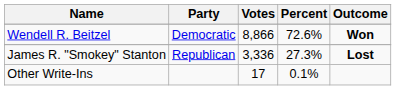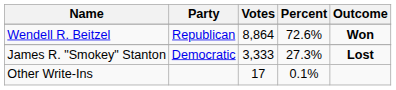(204, 34) Democratic -> (204, 34) Republican
(258, 34) 8,866 -> (258, 34) 8,864
(204, 54) Republican -> (204, 54) Democratic
(258, 54) 3,336 -> (258, 54) 3,333
